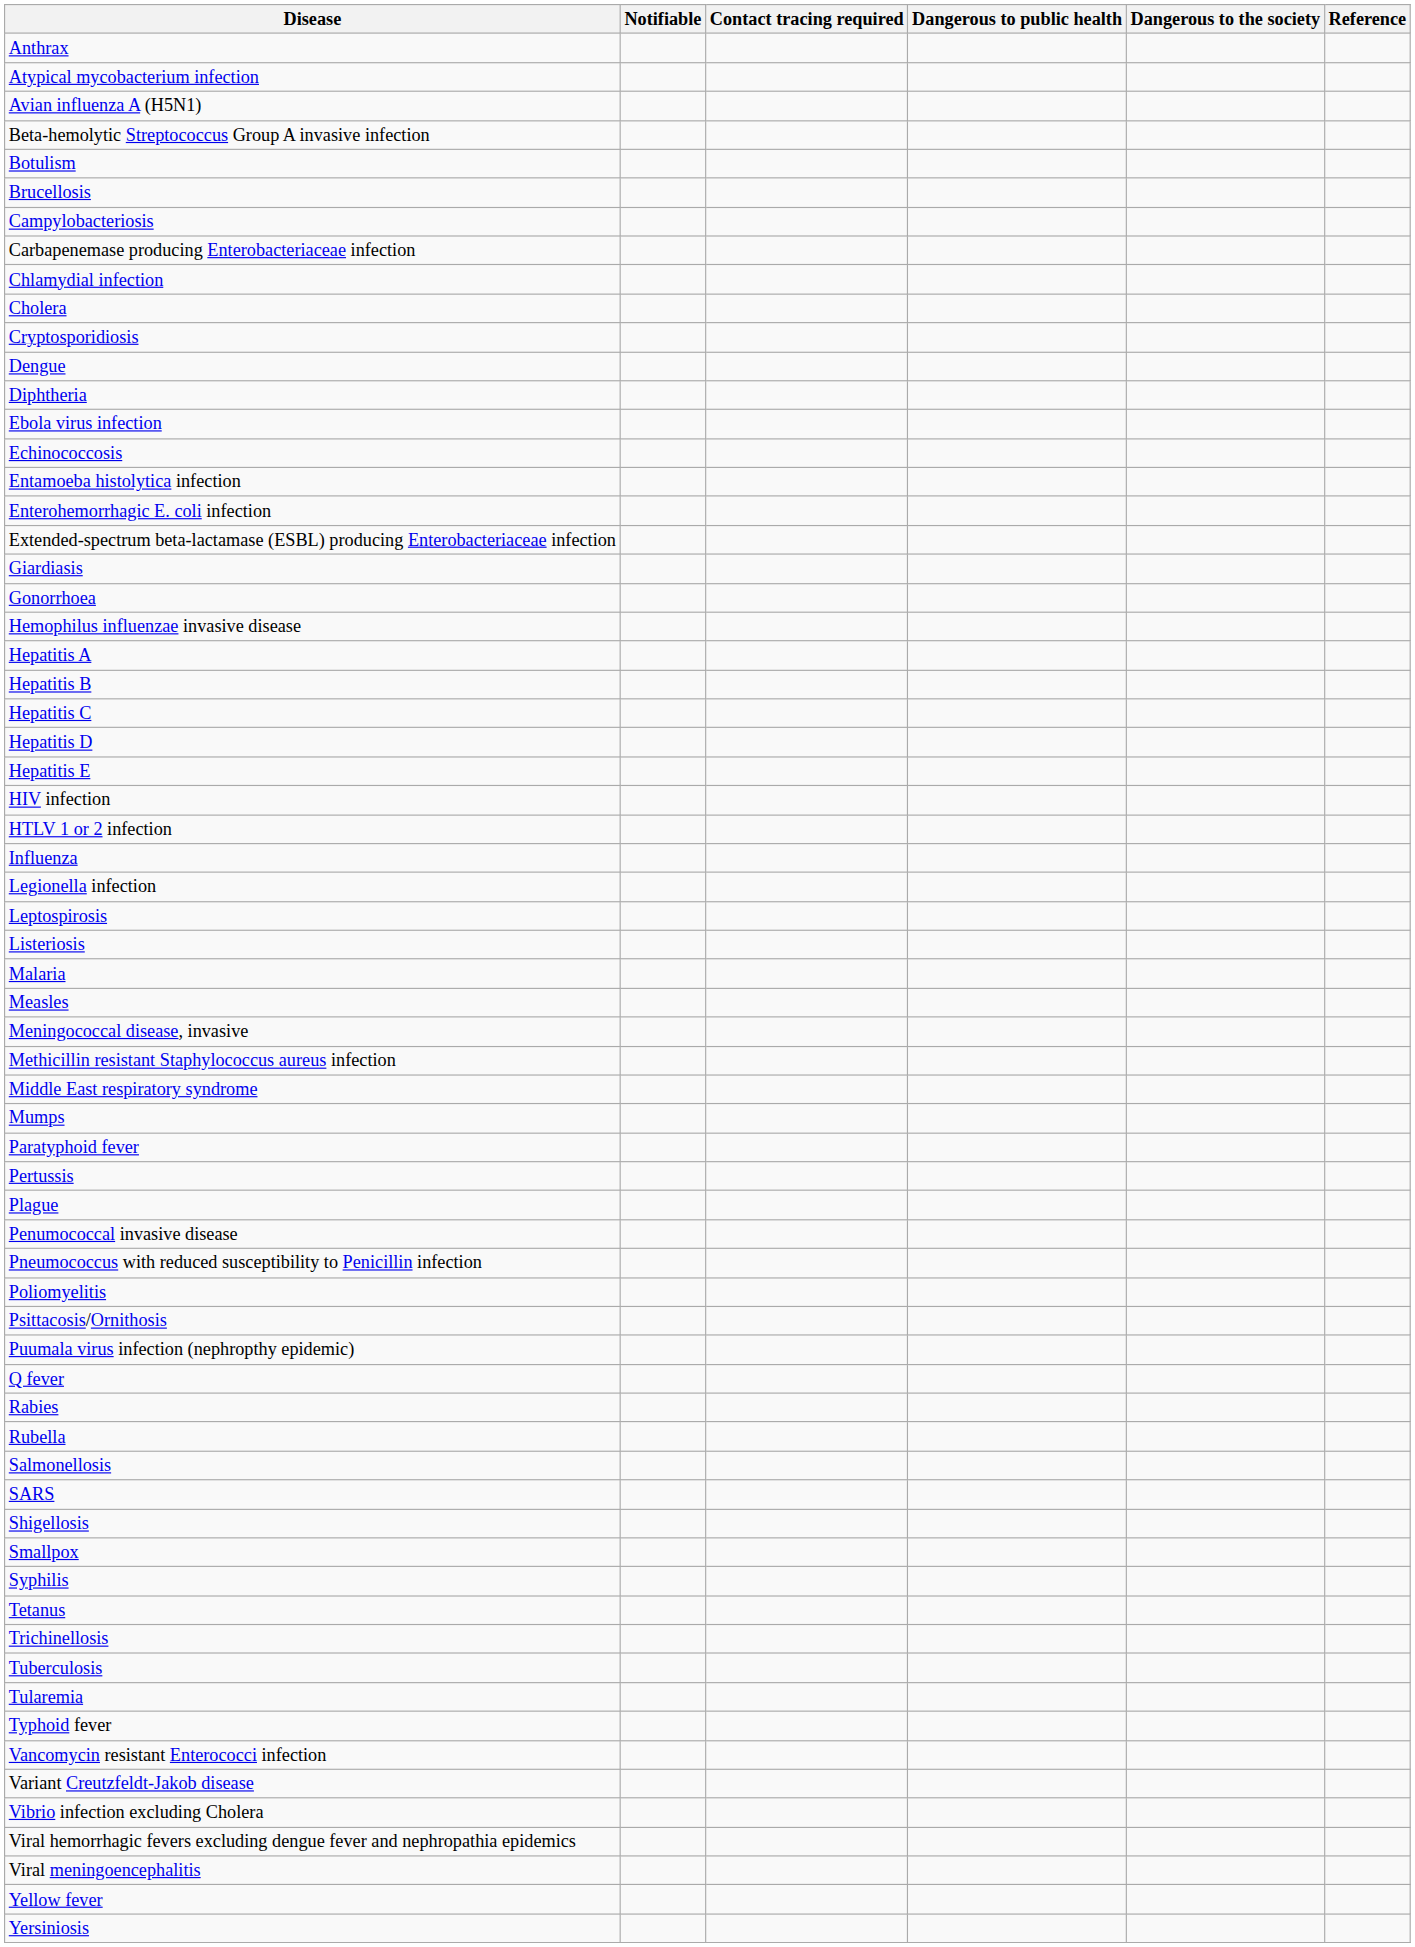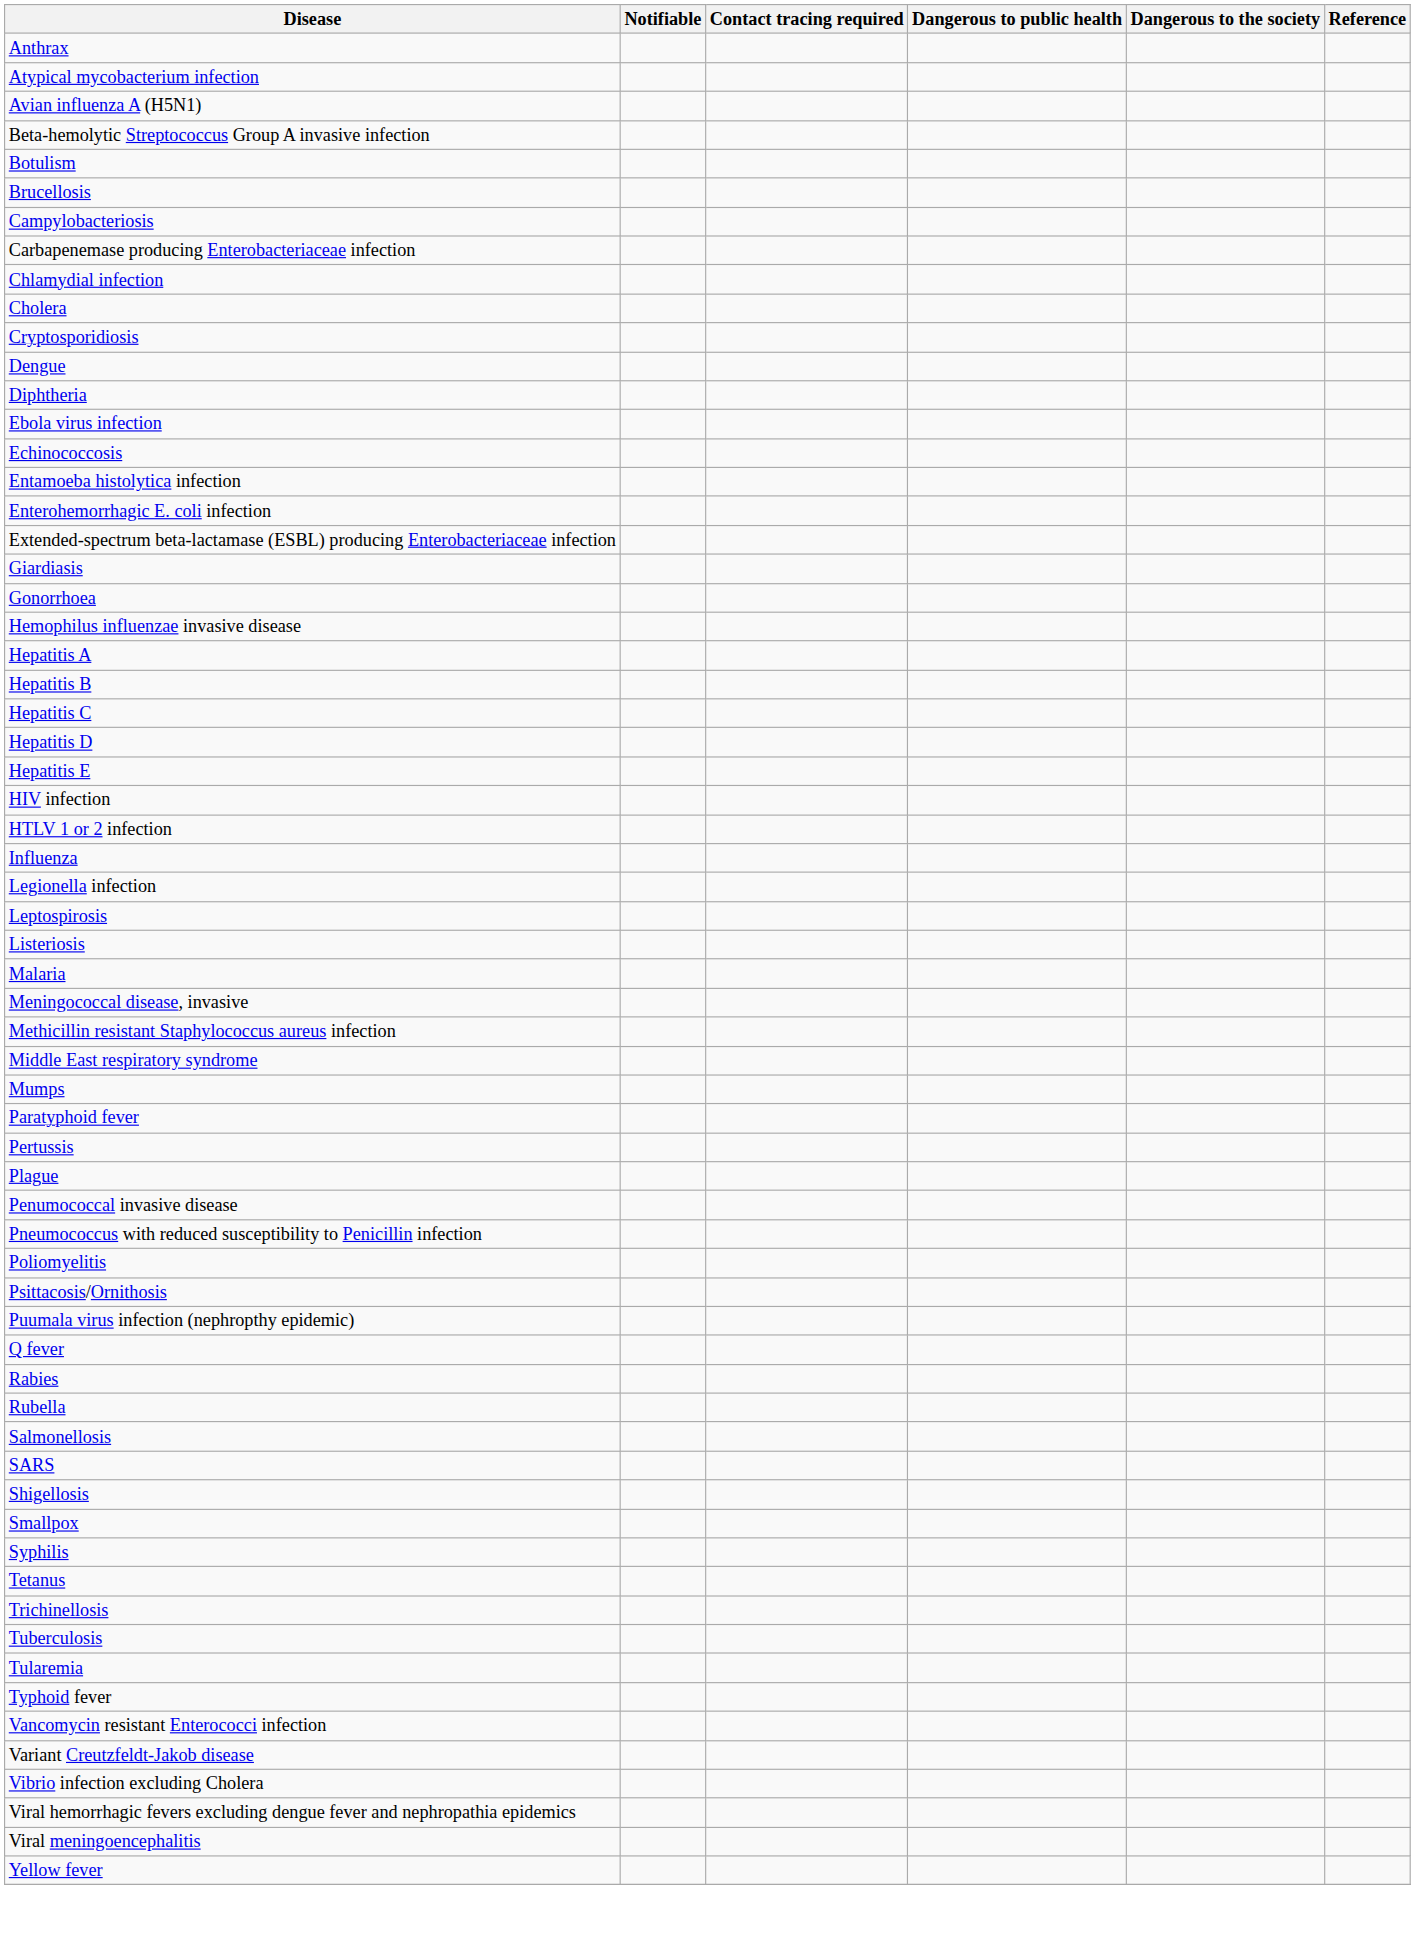- row: (39, 1002)
- row: (49, 1928)
